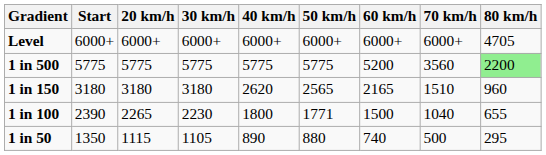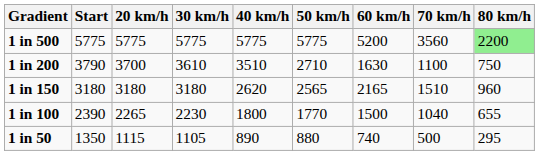- row: (26, 41)
+ row: (34, 65)
(318, 114) 1771 -> (312, 114) 1770
